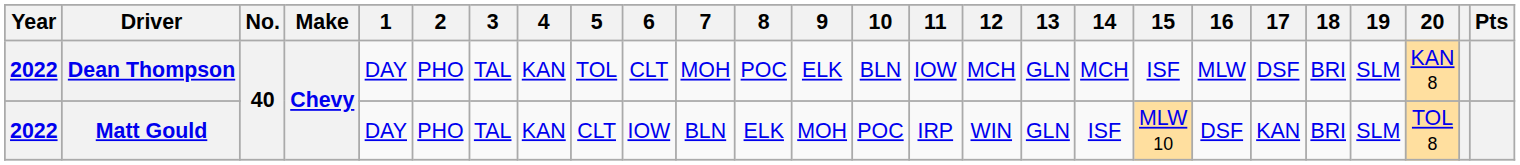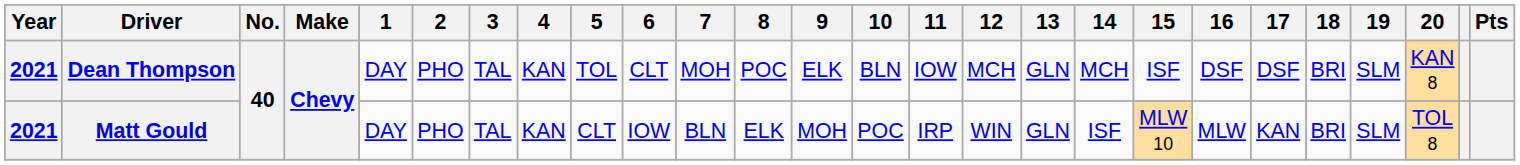(34, 70) 2022 -> (34, 70) 2021
(1222, 70) MLW -> (1222, 70) DSF
(34, 130) 2022 -> (34, 130) 2021
(1222, 130) DSF -> (1222, 130) MLW
